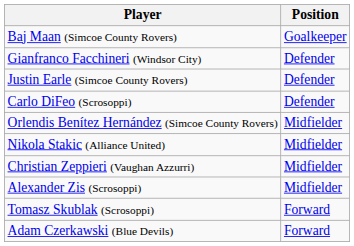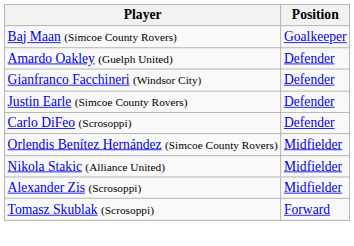+ row: (90, 58)
- row: (101, 166)
- row: (90, 230)
